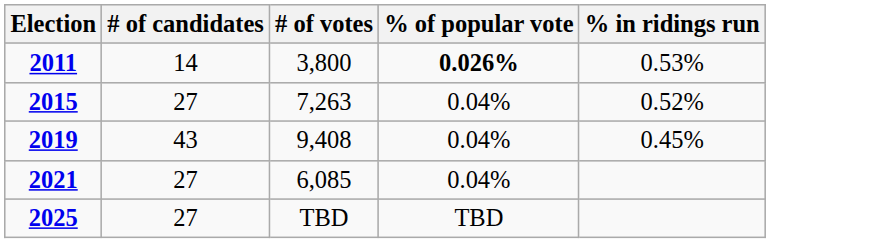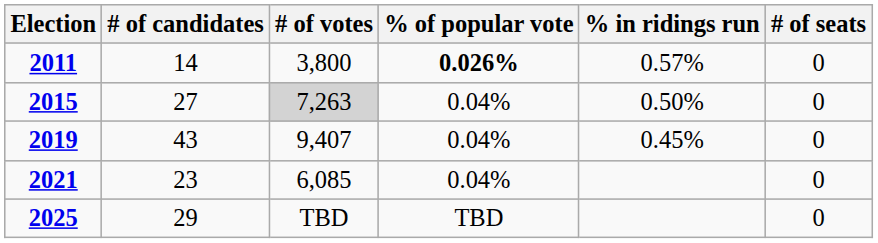+ column: (819, 23)
(672, 62) 0.53% -> (672, 62) 0.57%
(324, 101) no background -> (324, 101) lightgrey background
(672, 101) 0.52% -> (672, 101) 0.50%
(324, 140) 9,408 -> (324, 140) 9,407
(186, 179) 27 -> (186, 179) 23
(186, 218) 27 -> (186, 218) 29
